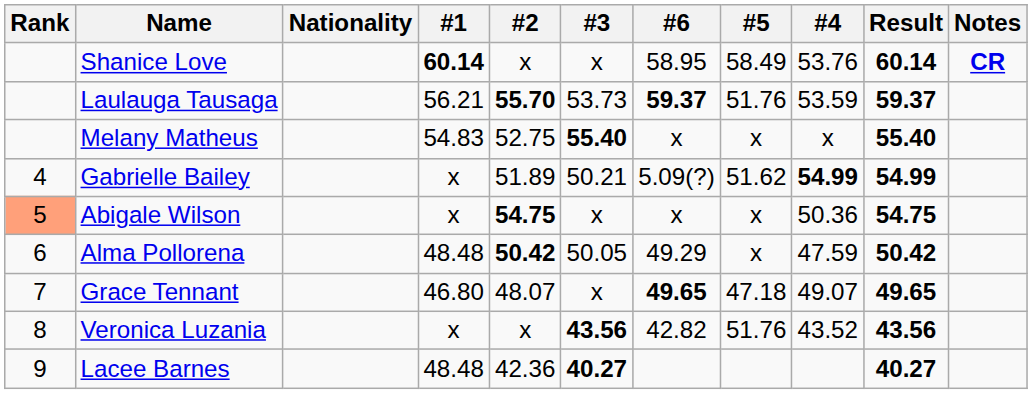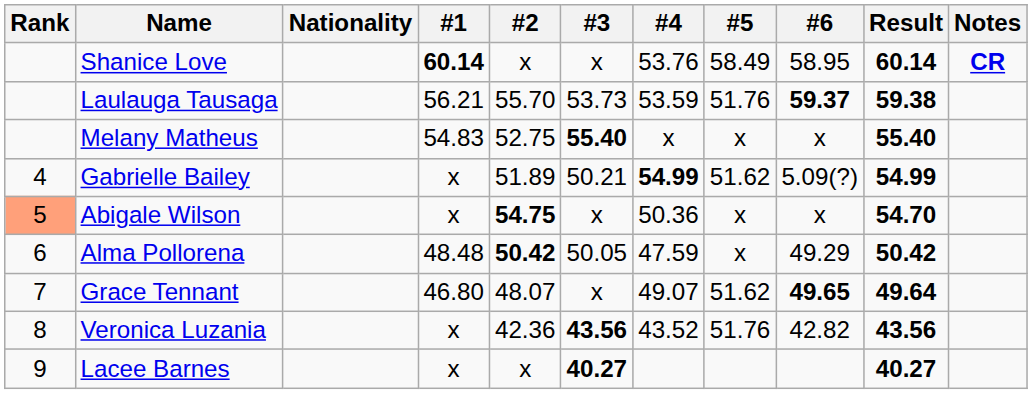columns swapped: (828, 23) <-> (676, 23)
(525, 100) bold -> (525, 100) normal
(906, 100) 59.37 -> (906, 100) 59.38
(906, 215) 54.75 -> (906, 215) 54.70
(756, 291) 47.18 -> (740, 291) 51.62
(906, 291) 49.65 -> (906, 291) 49.64
(525, 330) x -> (525, 330) 42.36
(454, 368) 48.48 -> (454, 368) x
(525, 368) 42.36 -> (525, 368) x
